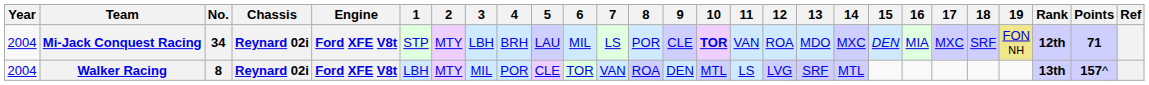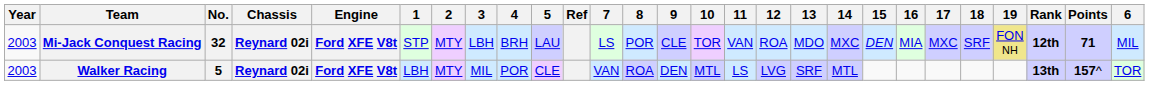columns swapped: (580, 14) <-> (1131, 14)
(22, 42) 2004 -> (22, 42) 2003
(218, 42) 34 -> (218, 42) 32
(714, 42) bold -> (707, 42) normal
(22, 70) 2004 -> (22, 70) 2003
(218, 70) 8 -> (218, 70) 5
